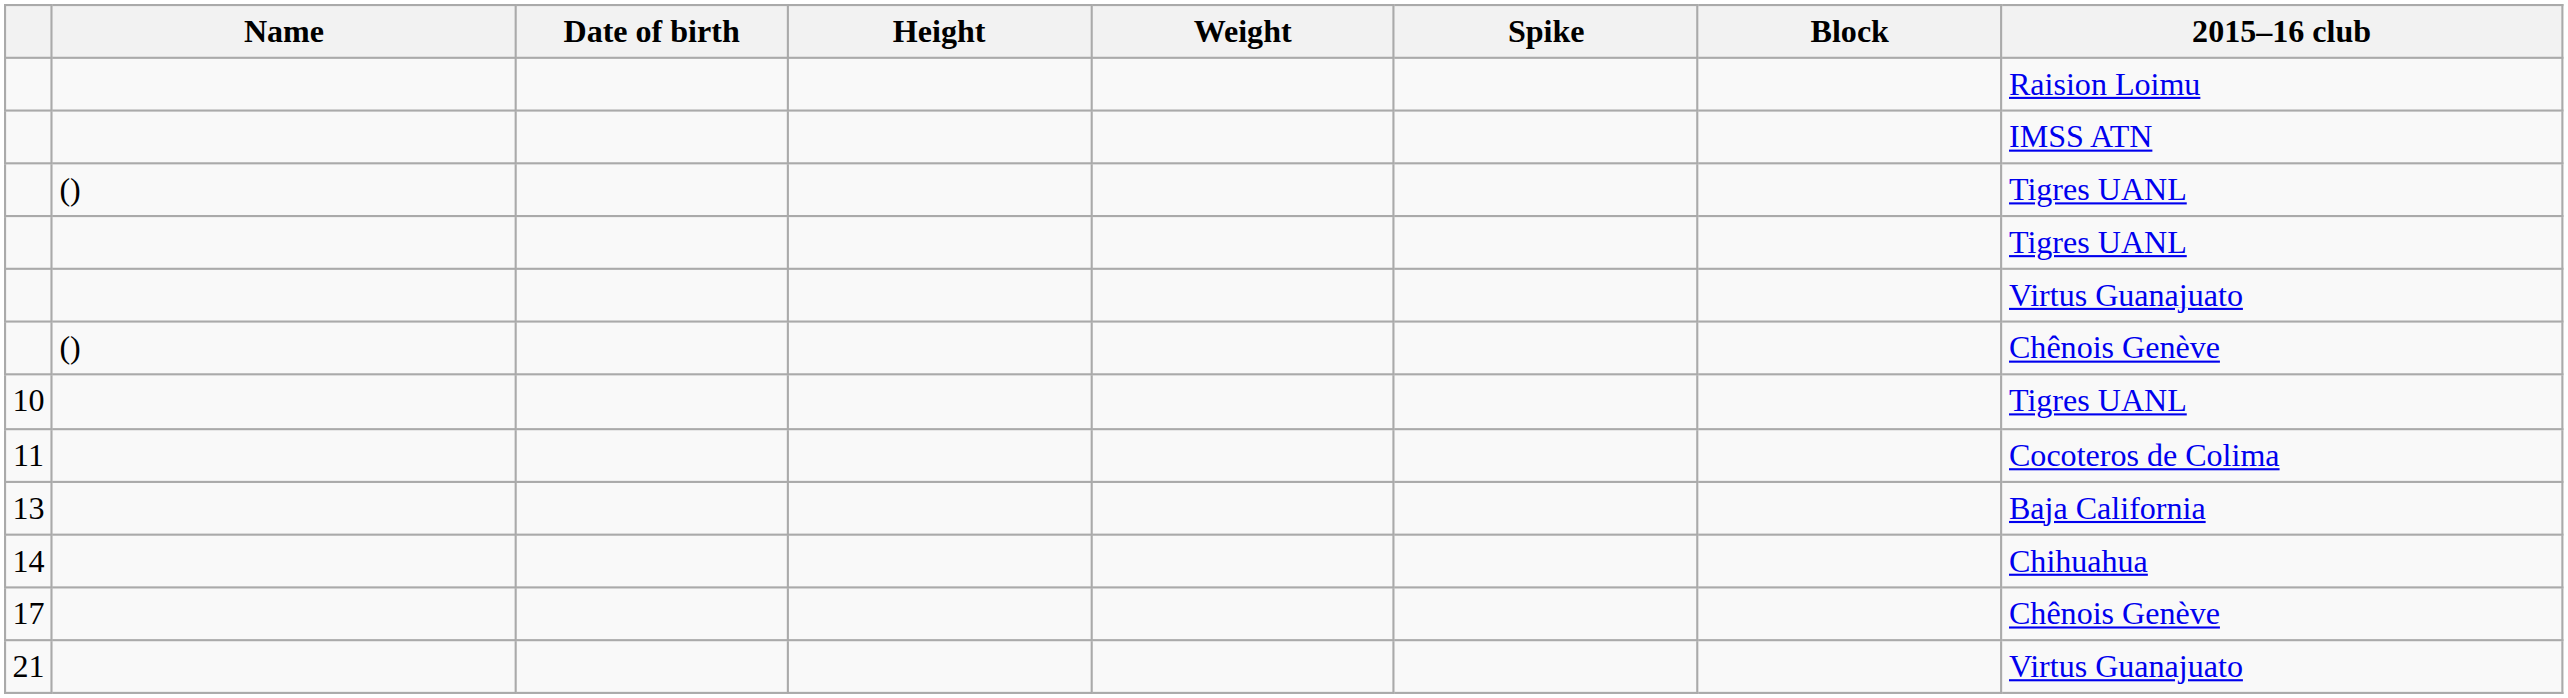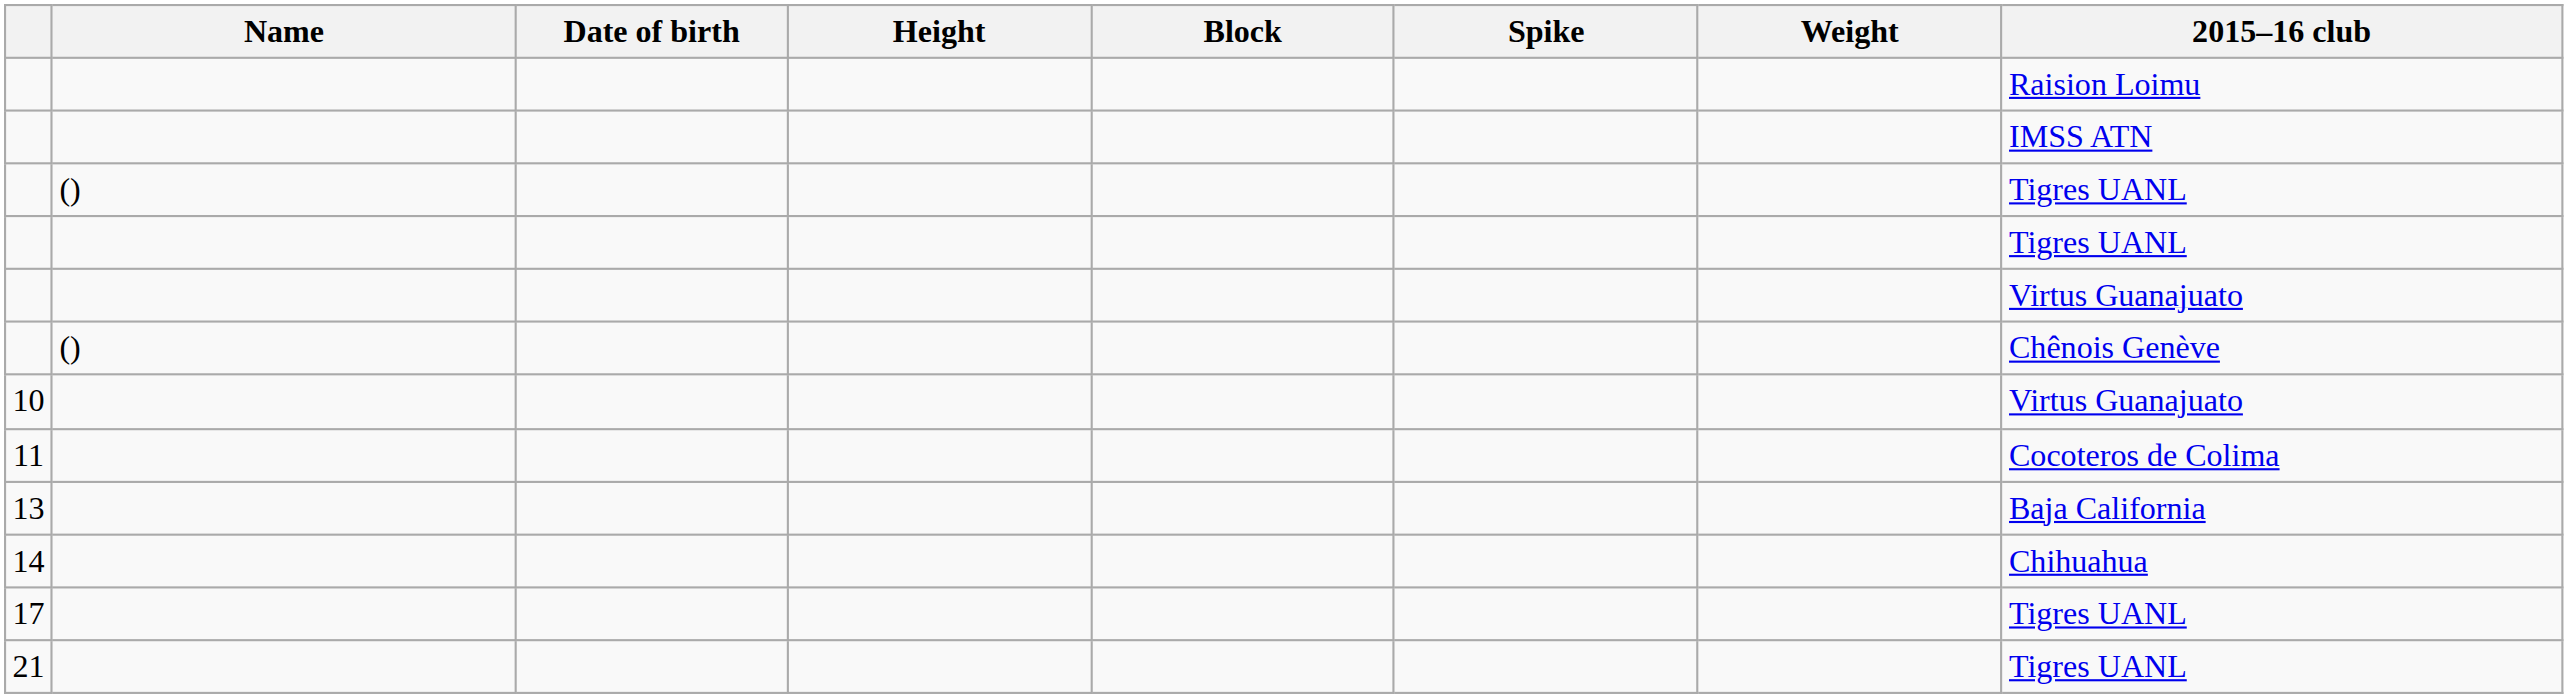columns swapped: (1243, 31) <-> (1850, 31)
(2098, 401) Tigres UANL -> (2126, 401) Virtus Guanajuato
(2114, 612) Chênois Genève -> (2098, 612) Tigres UANL
(2126, 665) Virtus Guanajuato -> (2098, 665) Tigres UANL
